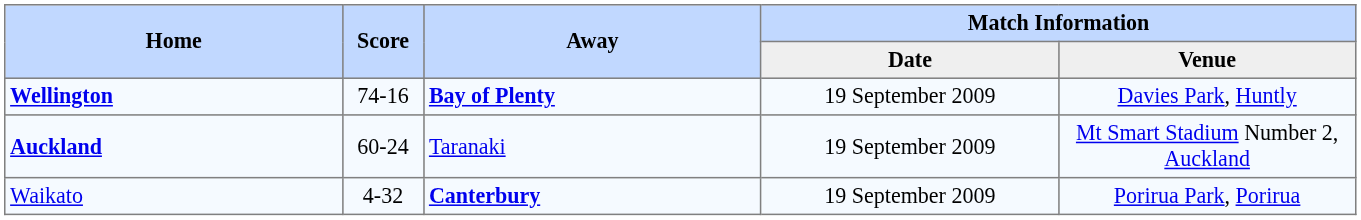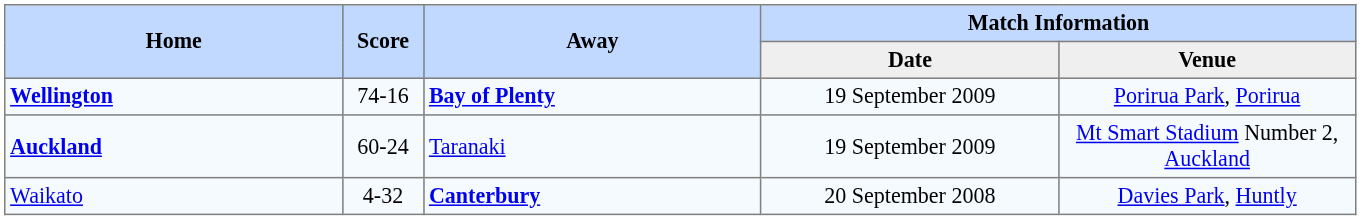(1207, 96) Davies Park, Huntly -> (1207, 96) Porirua Park, Porirua
(910, 195) 19 September 2009 -> (910, 195) 20 September 2008
(1207, 195) Porirua Park, Porirua -> (1207, 195) Davies Park, Huntly
